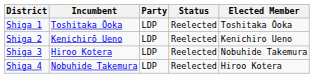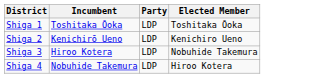- column: (194, 11)
